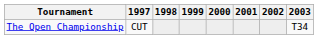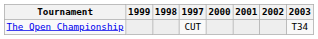columns swapped: (139, 12) <-> (193, 12)
